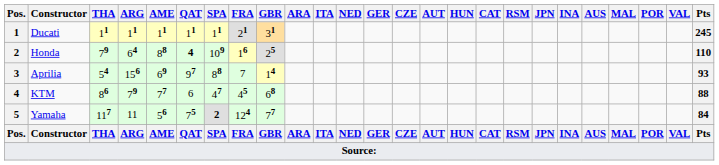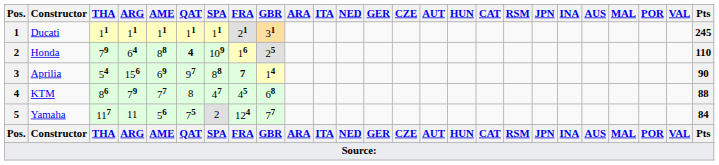(243, 73) normal -> (243, 73) bold
(703, 73) 93 -> (703, 73) 90
(191, 93) 6 -> (191, 93) 8
(217, 114) bold -> (217, 114) normal
